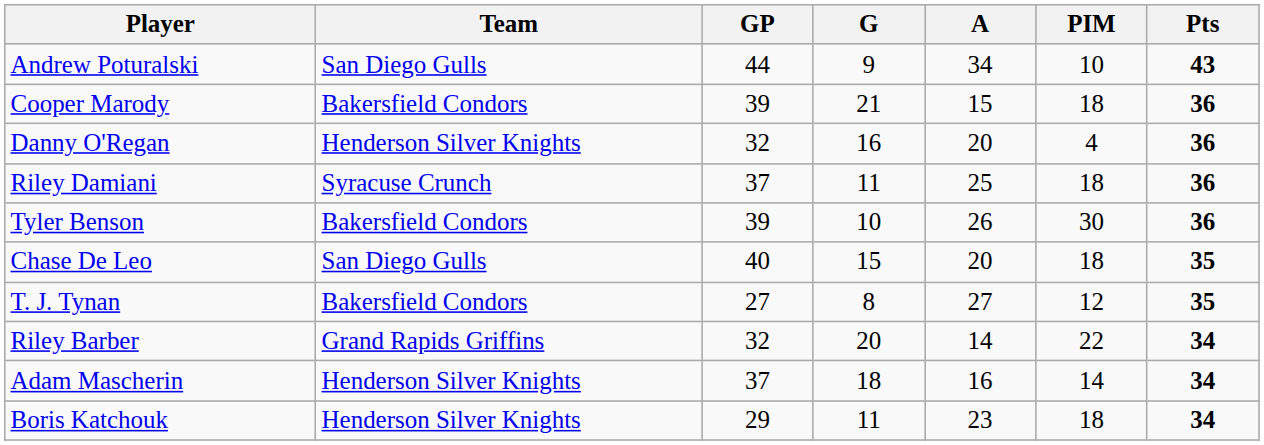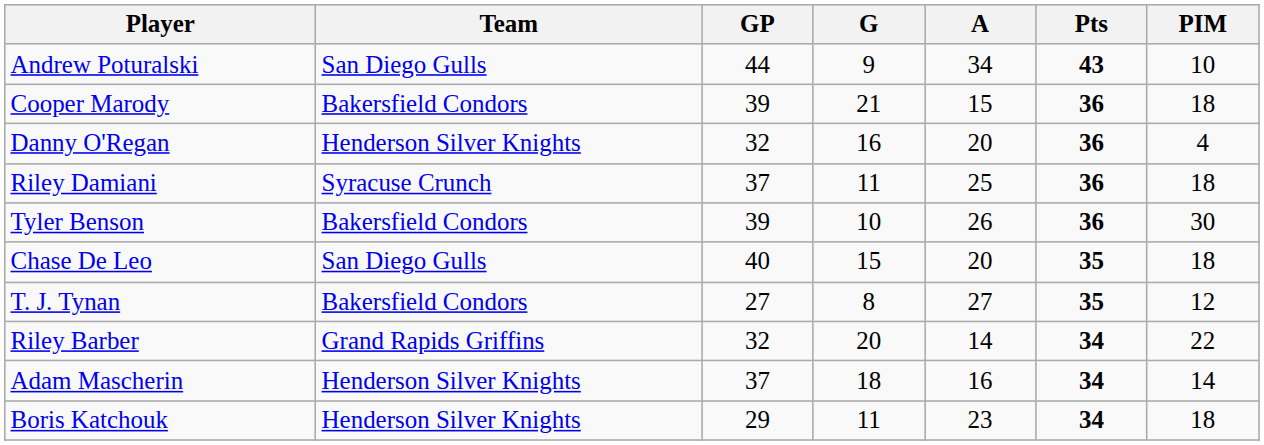columns swapped: (1203, 24) <-> (1091, 24)
